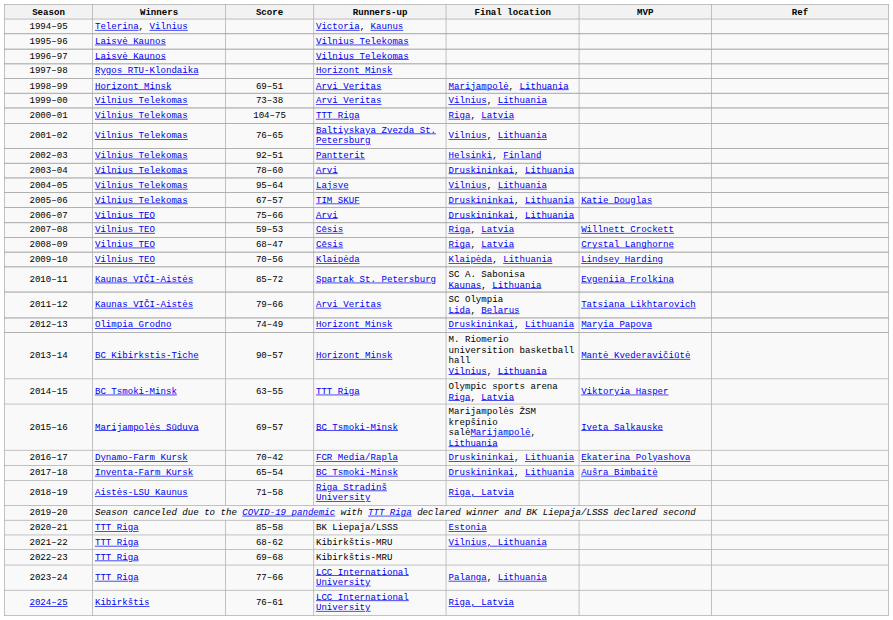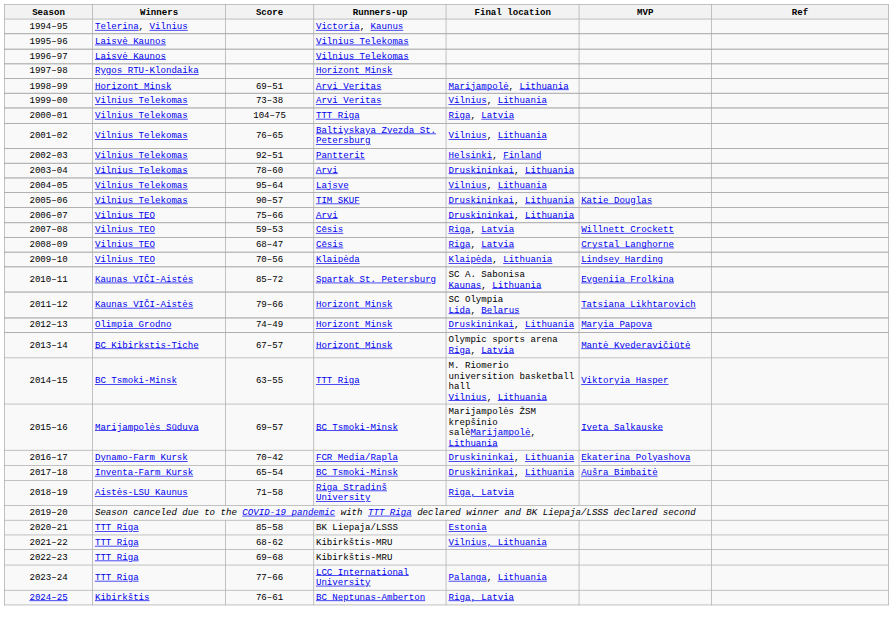(270, 200) 67–57 -> (270, 200) 90–57
(349, 305) Arvi Veritas -> (354, 305) Horizont Minsk
(270, 356) 90–57 -> (270, 345) 67–57
(511, 356) M. Riomerio universition basketball hall Vilnius, Lithuania -> (503, 345) Olympic sports arena Riga, Latvia
(503, 391) Olympic sports arena Riga, Latvia -> (511, 381) M. Riomerio universition basketball hall Vilnius, Lithuania
(362, 603) LCC International University -> (371, 598) BC Neptunas-Amberton
